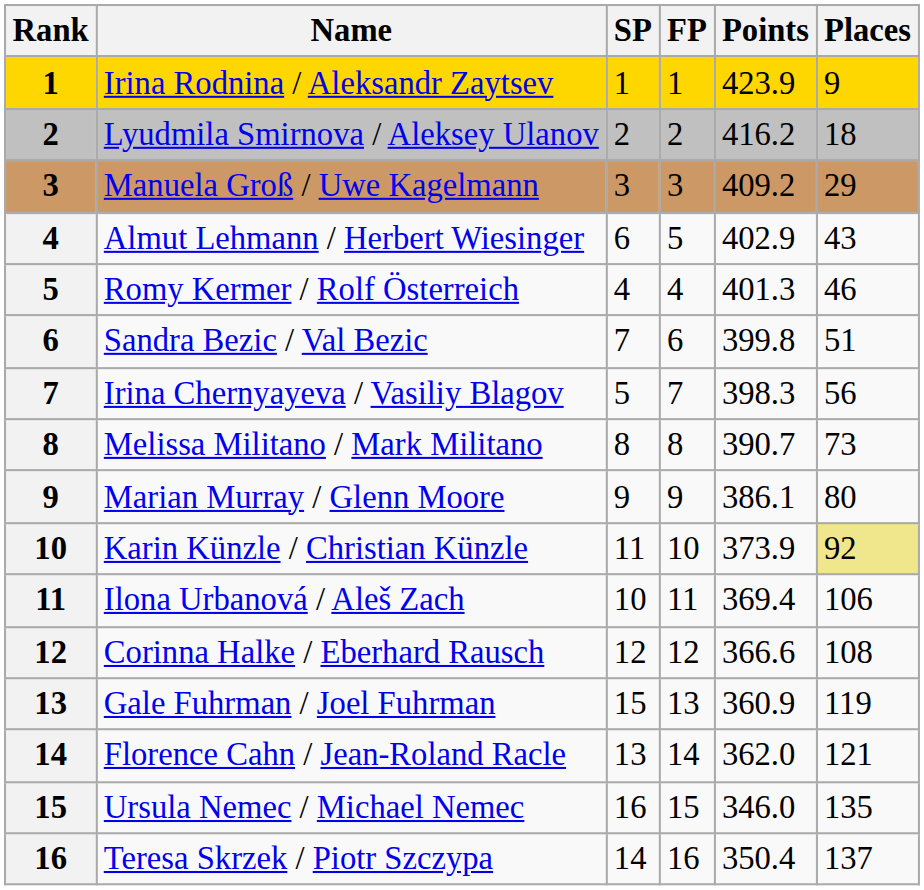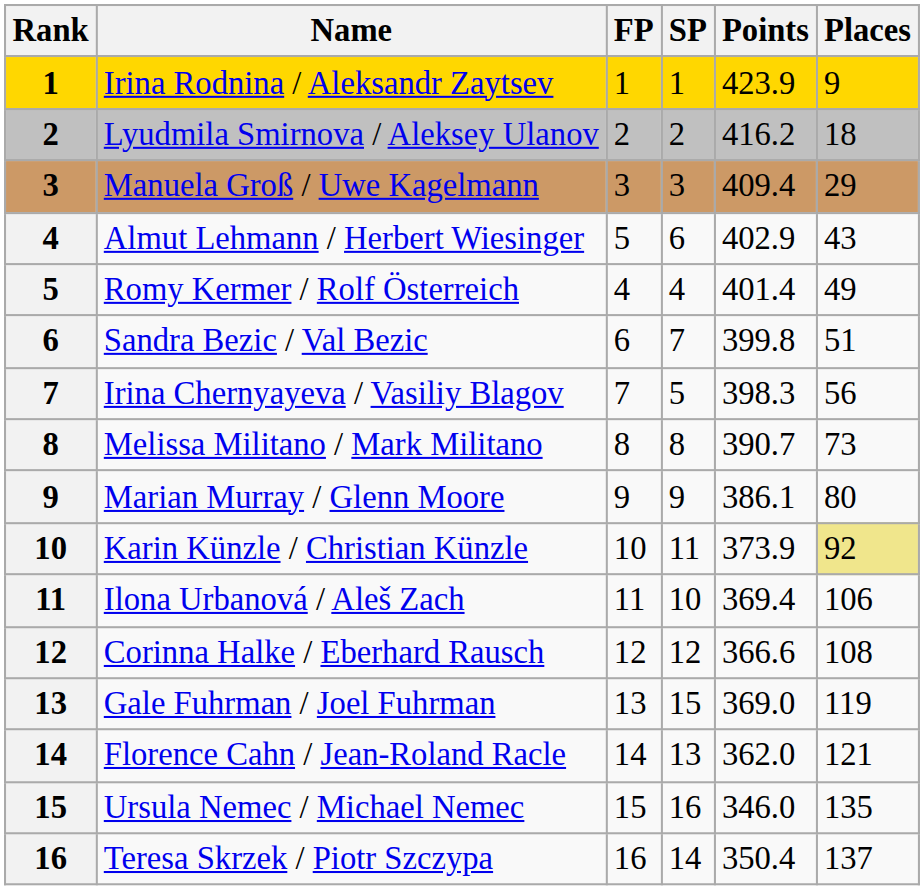columns swapped: (633, 30) <-> (687, 30)
(759, 185) 409.2 -> (759, 185) 409.4
(759, 289) 401.3 -> (759, 289) 401.4
(840, 289) 46 -> (840, 289) 49
(759, 703) 360.9 -> (759, 703) 369.0
